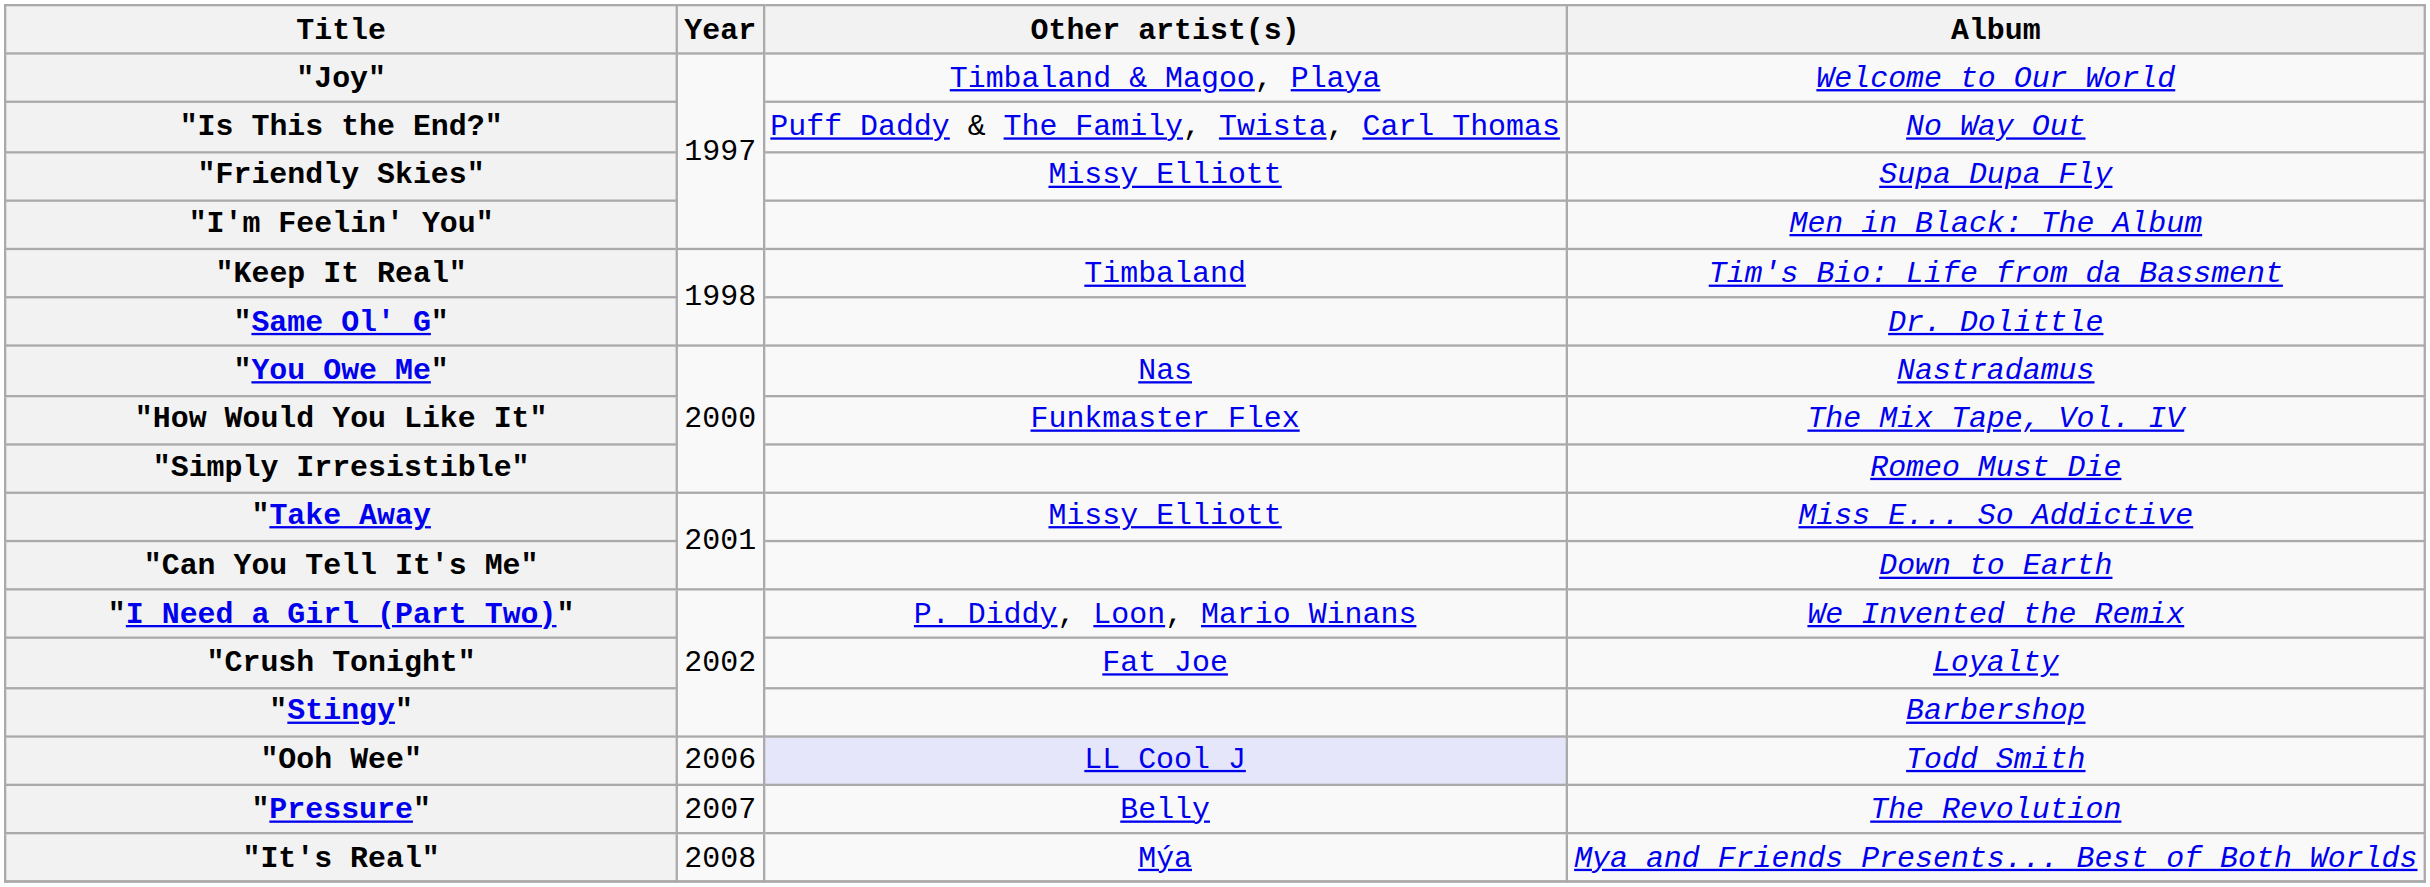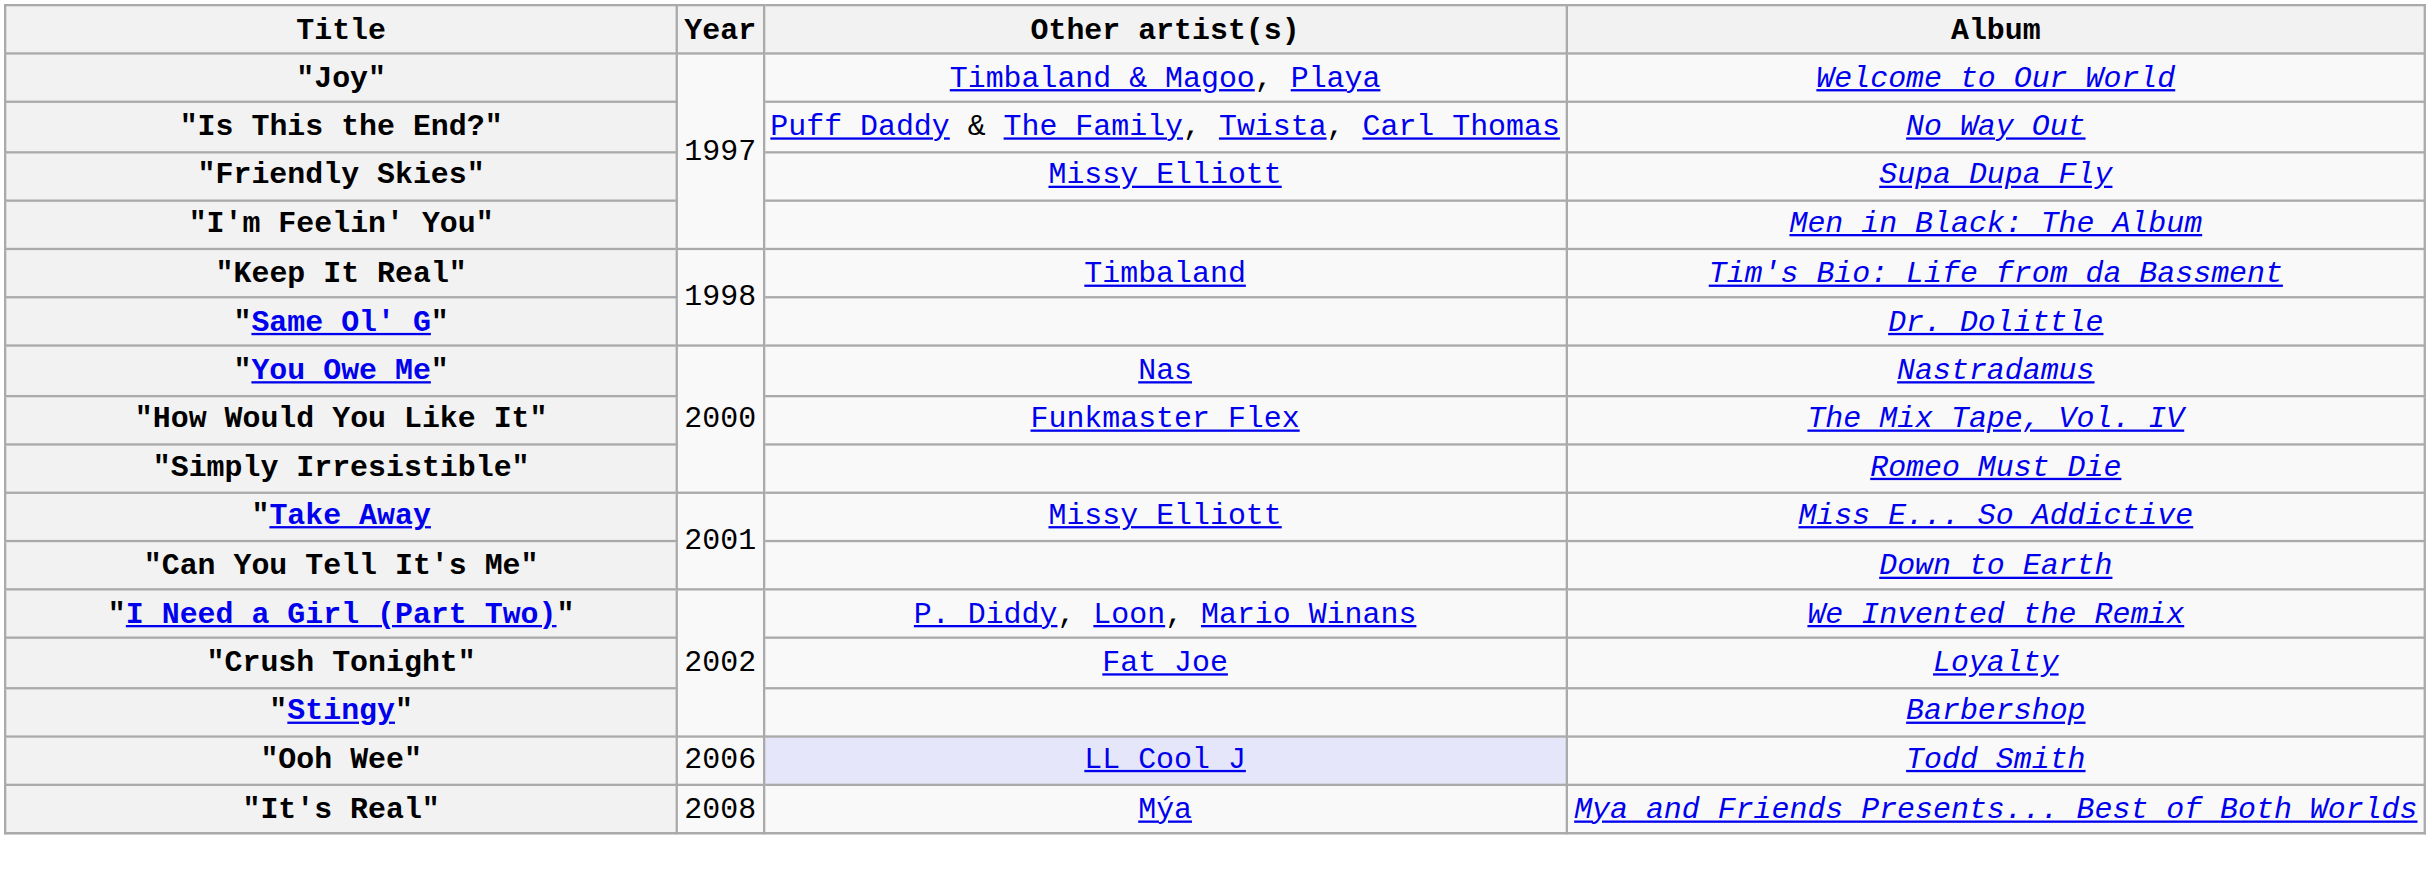- row: (341, 809)
